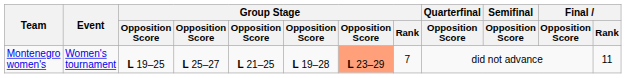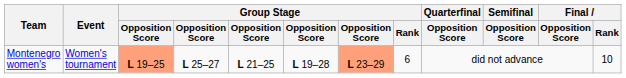(146, 65) no background -> (146, 65) lightsalmon background
(407, 60) 7 -> (407, 60) 6
(607, 60) 11 -> (607, 60) 10
